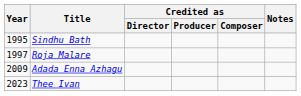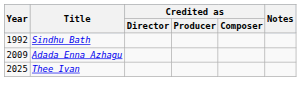(17, 40) 1995 -> (17, 40) 1992
- row: (61, 55)
(17, 84) 2023 -> (17, 69) 2025
